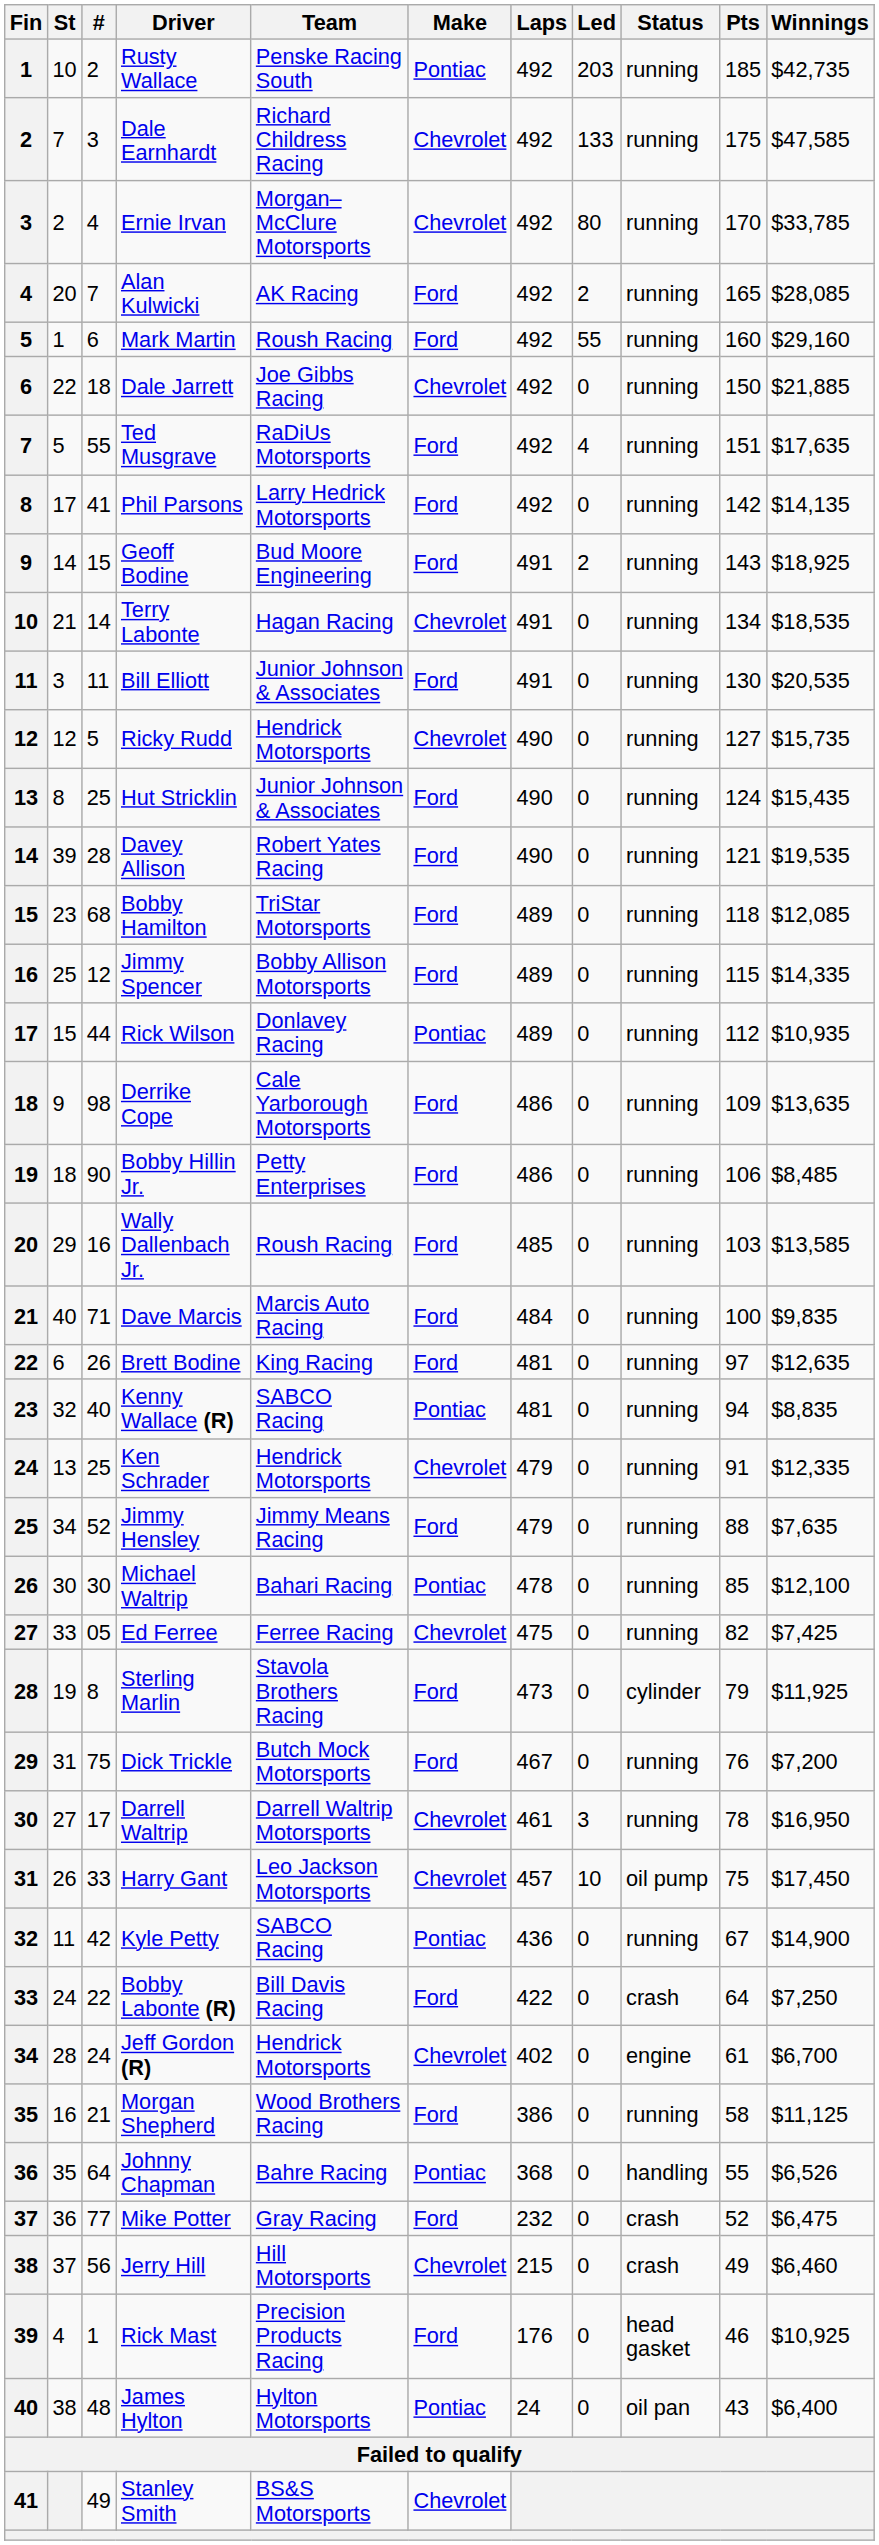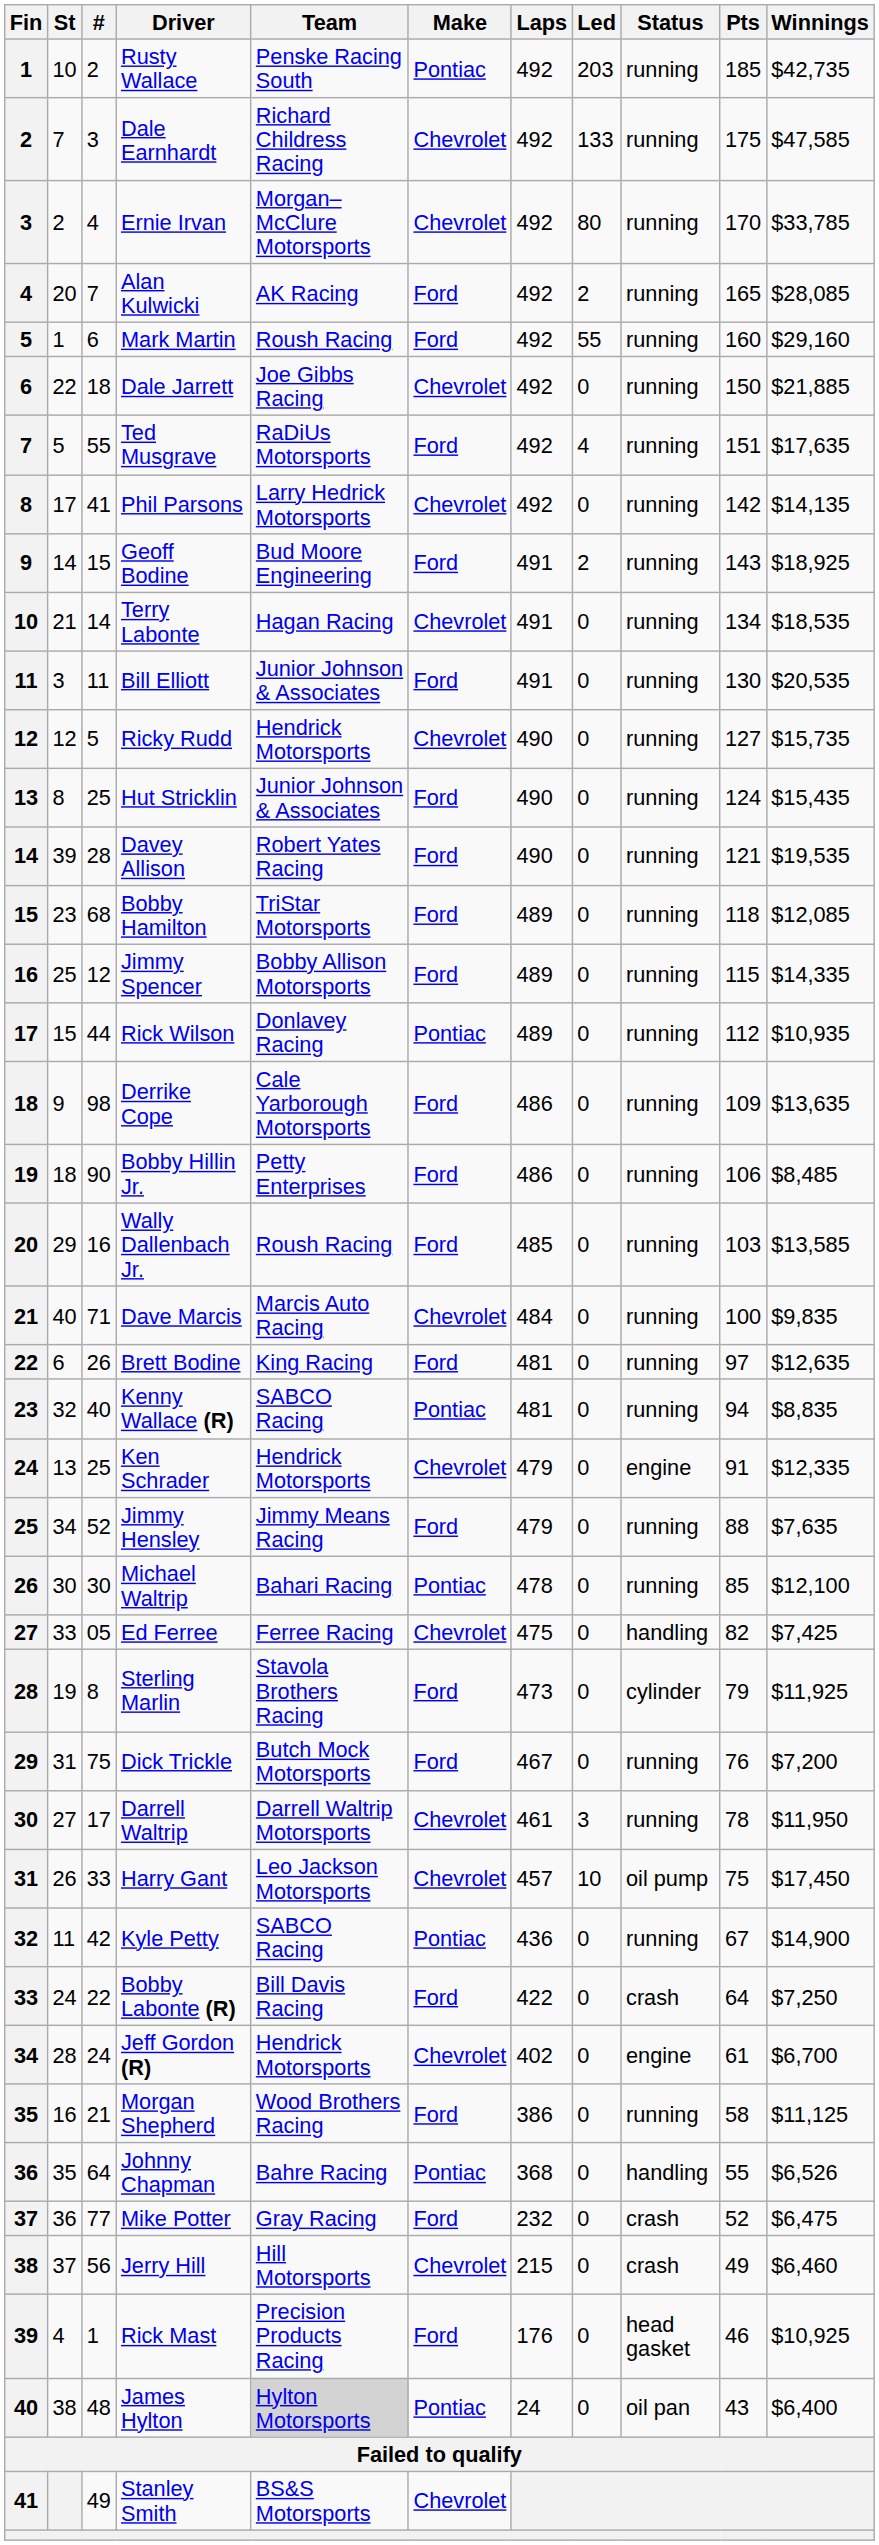(436, 504) Ford -> (460, 504) Chevrolet
(436, 1316) Ford -> (460, 1316) Chevrolet
(662, 1468) running -> (659, 1468) engine
(662, 1632) running -> (667, 1632) handling
(811, 1820) $16,950 -> (810, 1820) $11,950
(313, 2407) no background -> (313, 2407) lightgrey background
